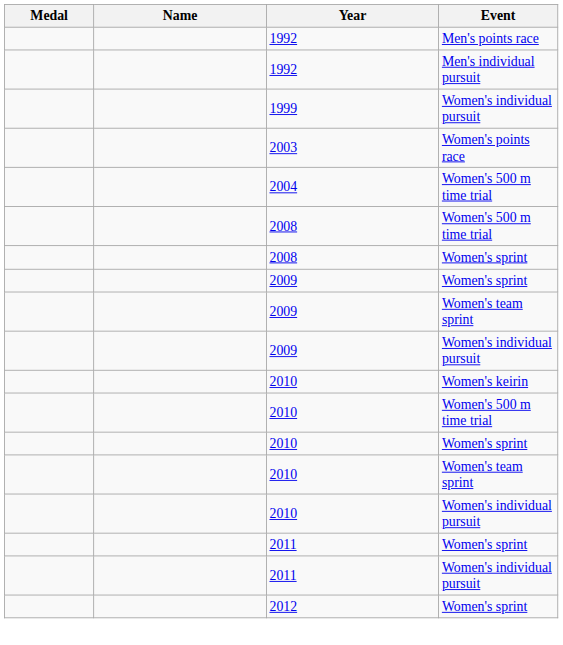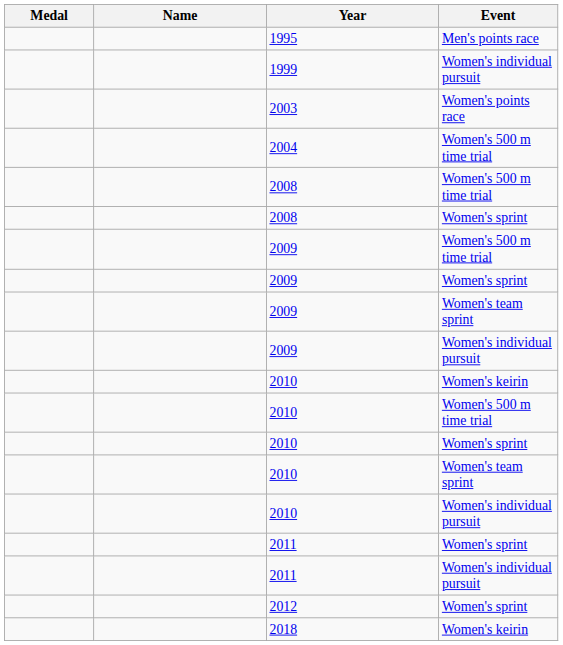- row: (283, 38)
- row: (283, 69)
+ row: (283, 38)
+ row: (283, 249)
+ row: (283, 629)
